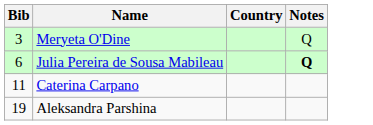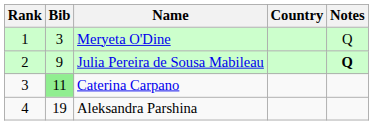+ column: (25, 16)
(19, 62) 6 -> (59, 62) 9
(19, 85) no background -> (59, 85) lightgreen background
